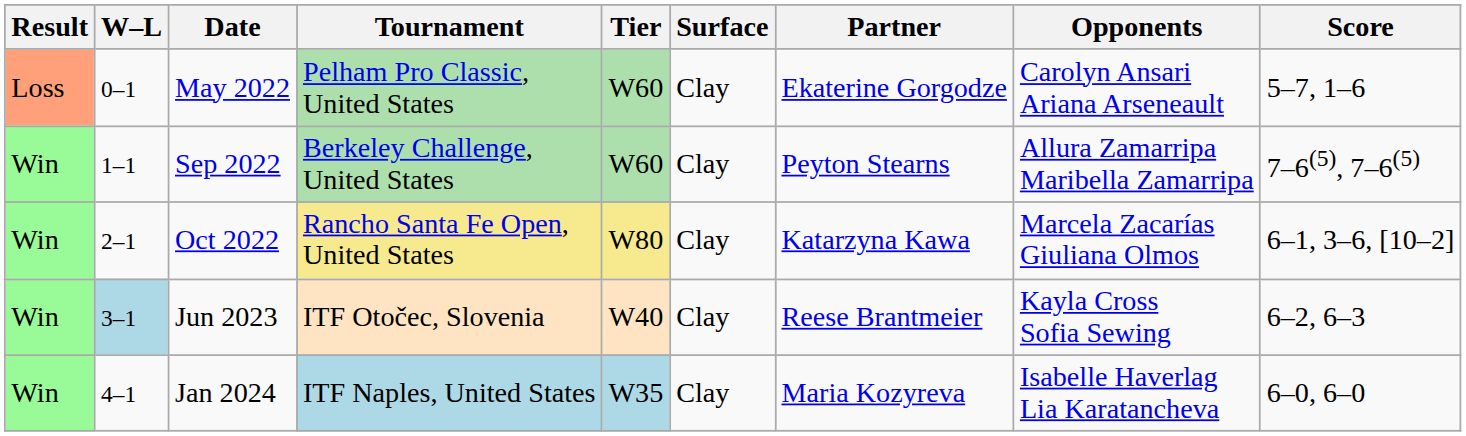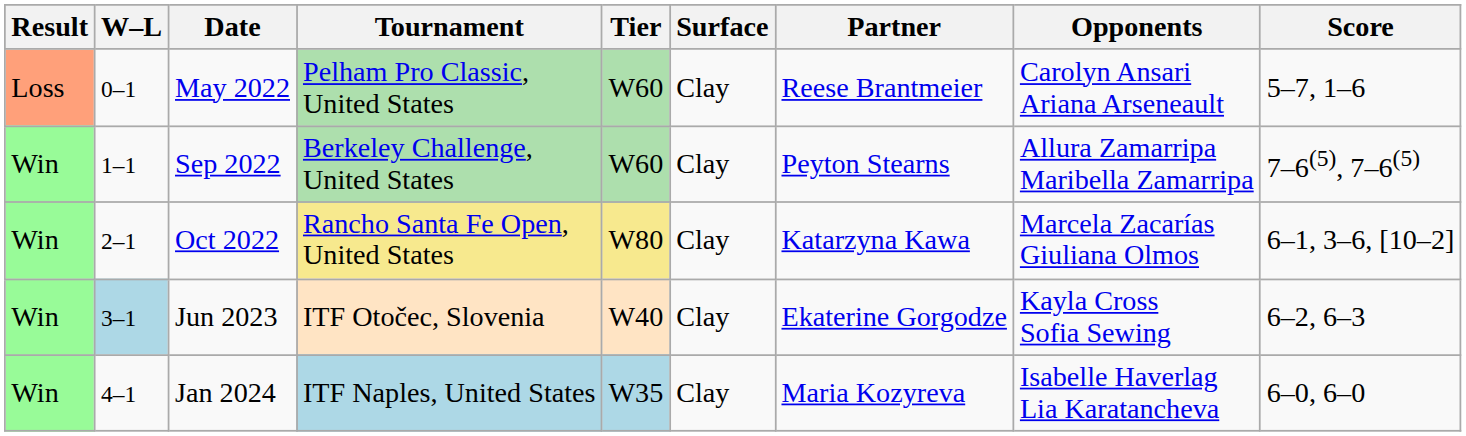(894, 87) Ekaterine Gorgodze -> (882, 87) Reese Brantmeier
(882, 316) Reese Brantmeier -> (894, 316) Ekaterine Gorgodze
